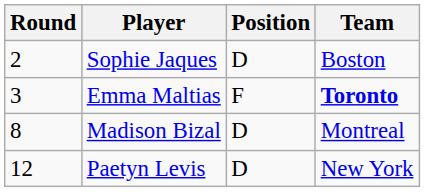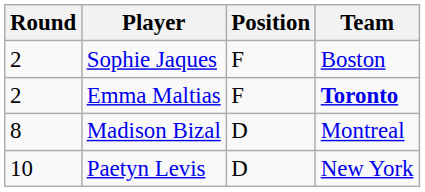(240, 58) D -> (238, 58) F
(16, 95) 3 -> (16, 95) 2
(21, 167) 12 -> (21, 167) 10
